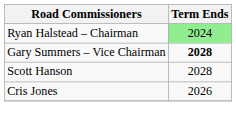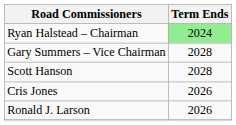(200, 52) bold -> (200, 52) normal
+ row: (49, 110)
